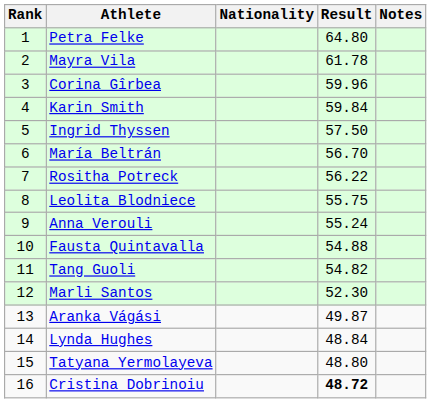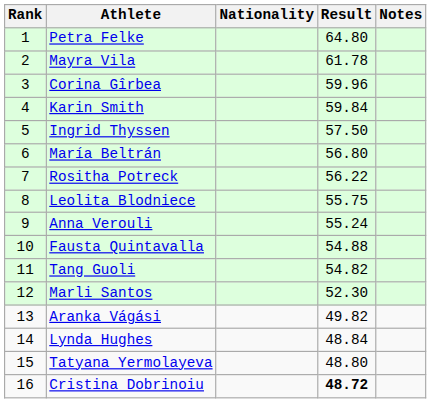(347, 155) 56.70 -> (347, 155) 56.80
(347, 317) 49.87 -> (347, 317) 49.82
